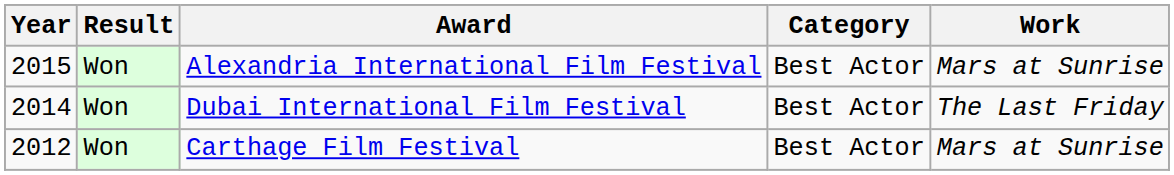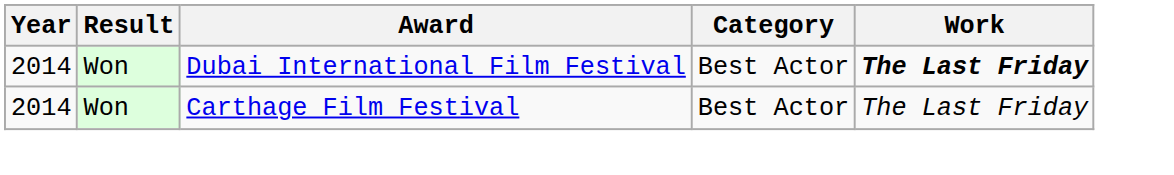- row: (474, 67)
(1050, 108) normal -> (975, 67) bold
(41, 149) 2012 -> (41, 108) 2014
(1050, 149) Mars at Sunrise -> (975, 108) The Last Friday
